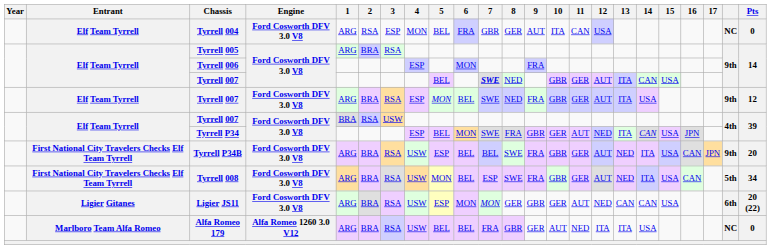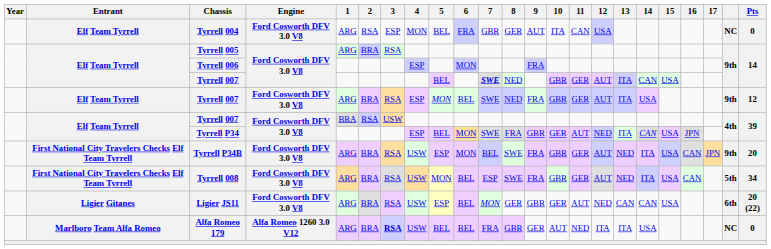(466, 153) BEL -> (466, 153) MON
(466, 203) MON -> (466, 203) BEL
(393, 228) normal -> (393, 228) bold
